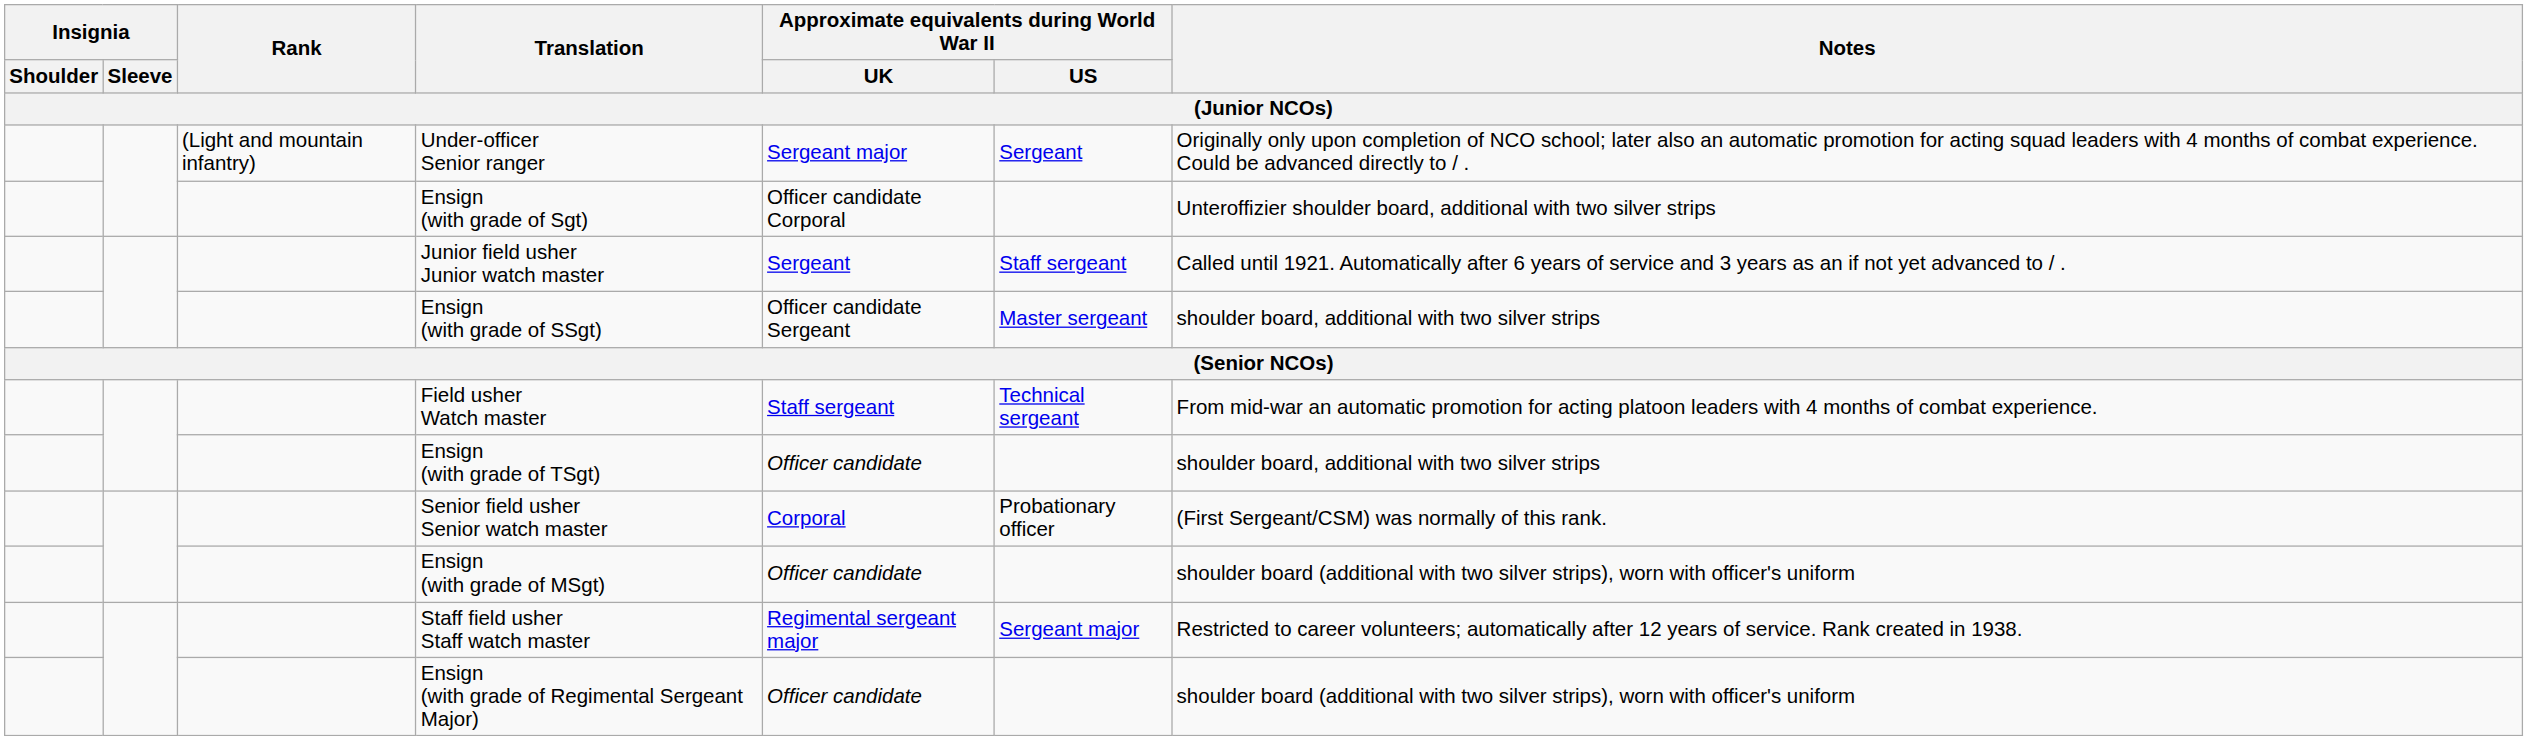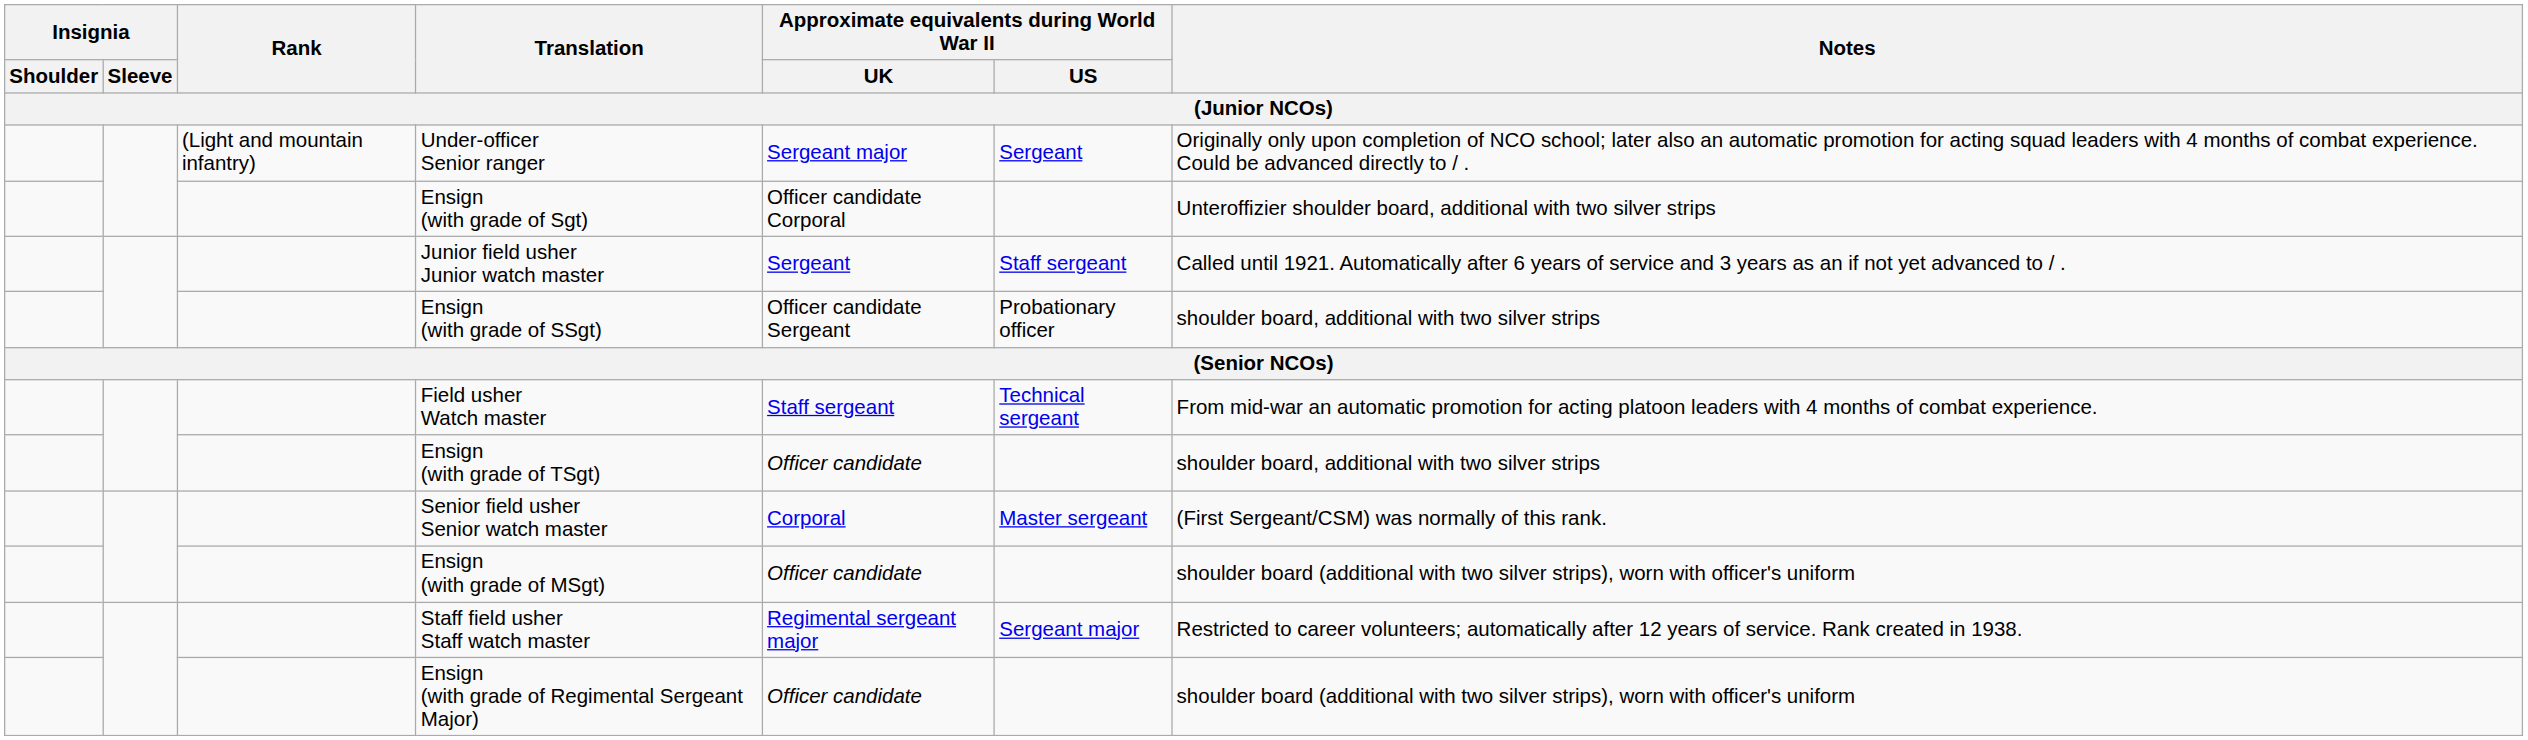(1073, 319) Master sergeant -> (1057, 319) Probationary officer
(1057, 518) Probationary officer -> (1073, 518) Master sergeant
